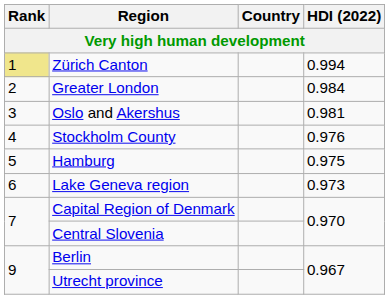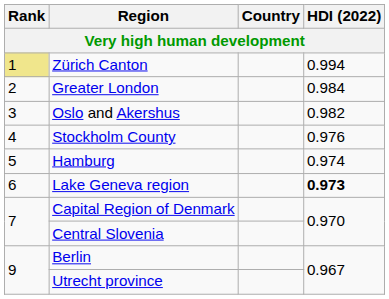(326, 112) 0.981 -> (326, 112) 0.982
(326, 161) 0.975 -> (326, 161) 0.974
(326, 185) normal -> (326, 185) bold
